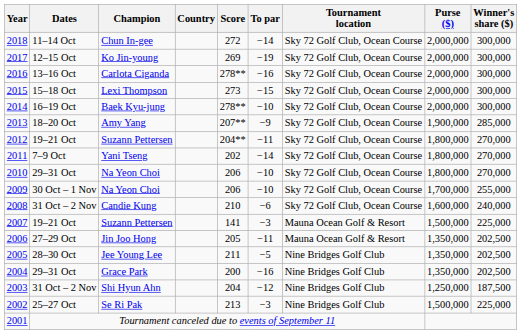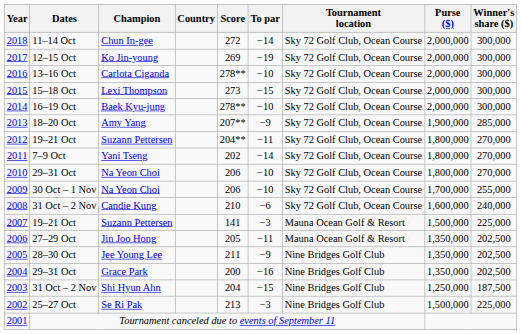(265, 73) −16 -> (265, 73) −10
(265, 255) −5 -> (265, 255) −9
(265, 288) −12 -> (265, 288) −15
